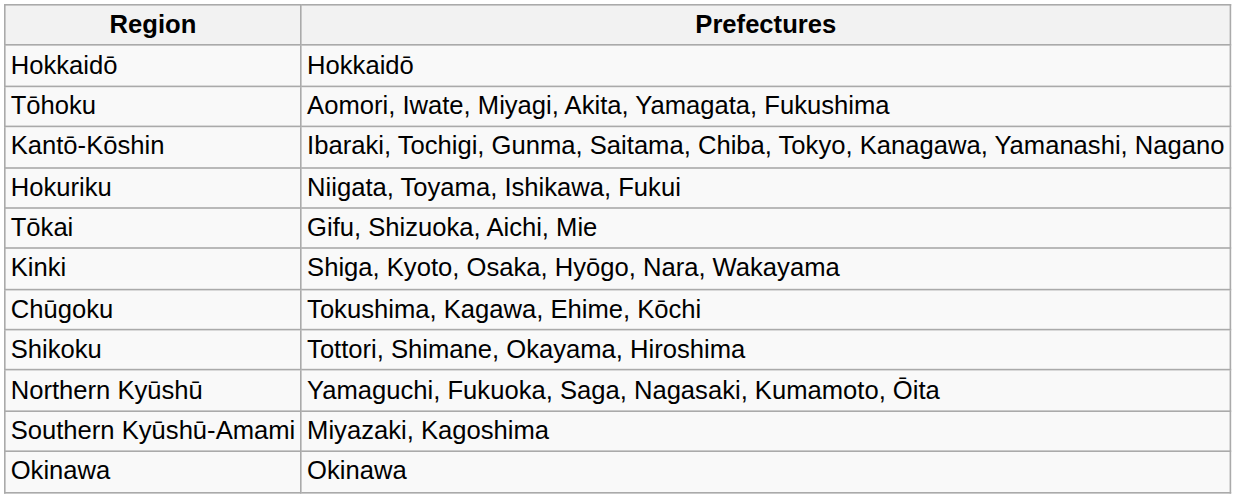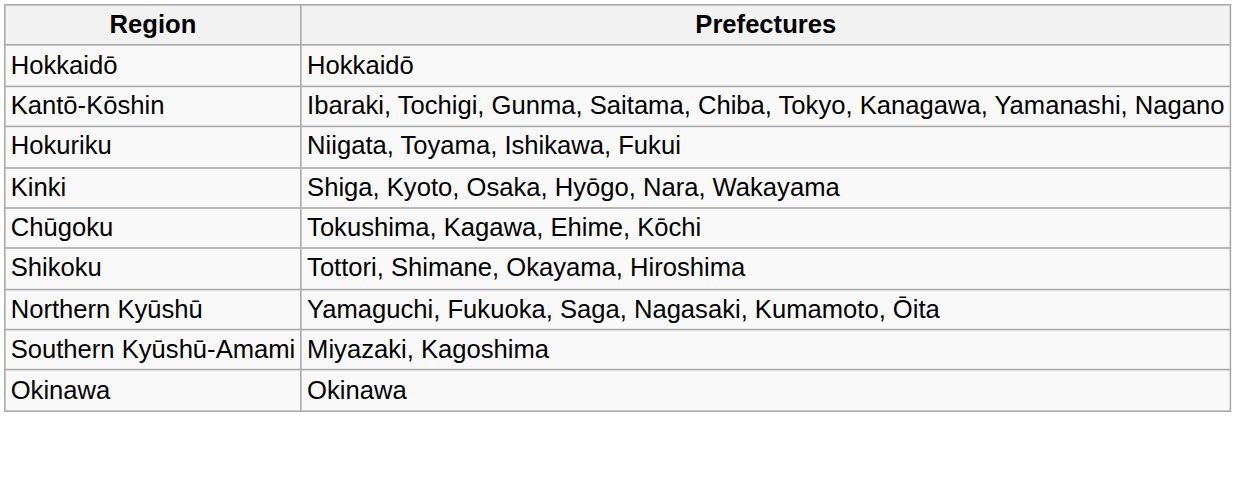- row: (53, 106)
- row: (42, 227)
